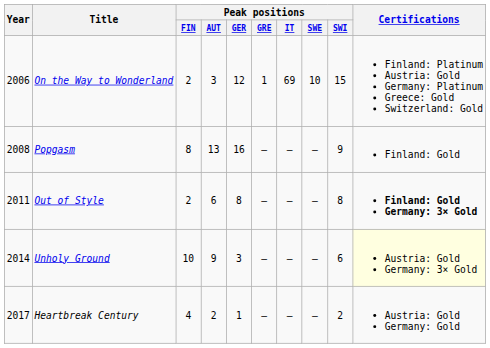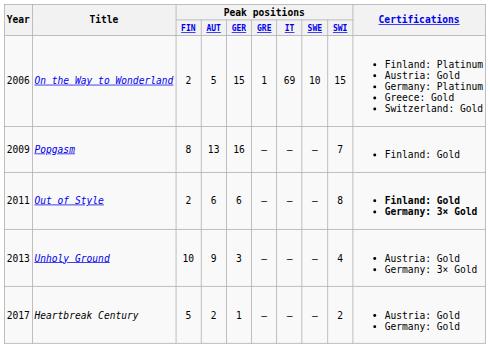(214, 81) 3 -> (214, 81) 5
(239, 81) 12 -> (239, 81) 15
(18, 149) 2008 -> (18, 149) 2009
(340, 149) 9 -> (340, 149) 7
(239, 201) 8 -> (239, 201) 6
(18, 258) 2014 -> (18, 258) 2013
(340, 258) 6 -> (340, 258) 4
(419, 263) lightyellow background -> (419, 263) no background
(188, 315) 4 -> (188, 315) 5
